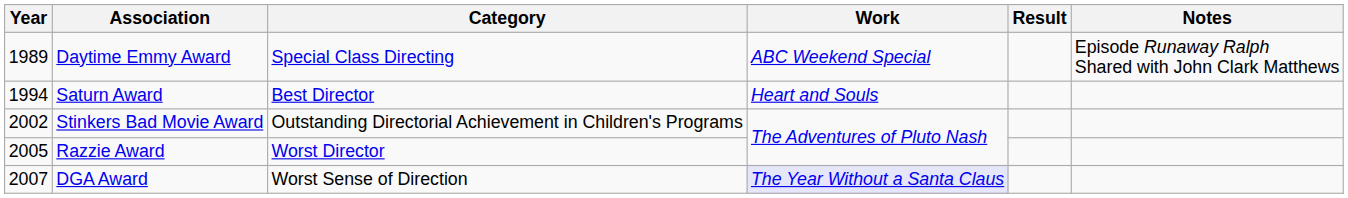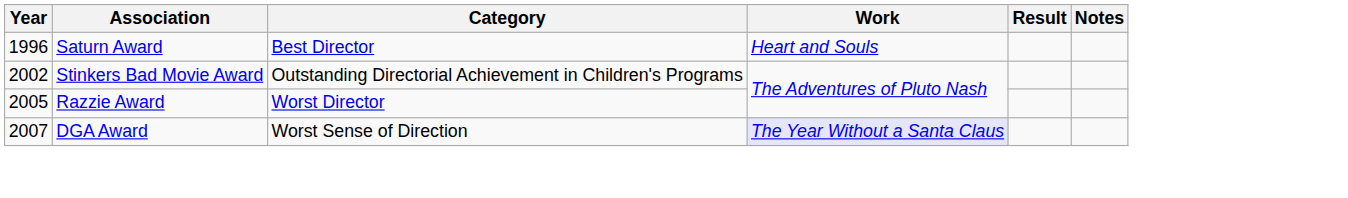- row: (144, 56)
(28, 94) 1994 -> (28, 46) 1996
